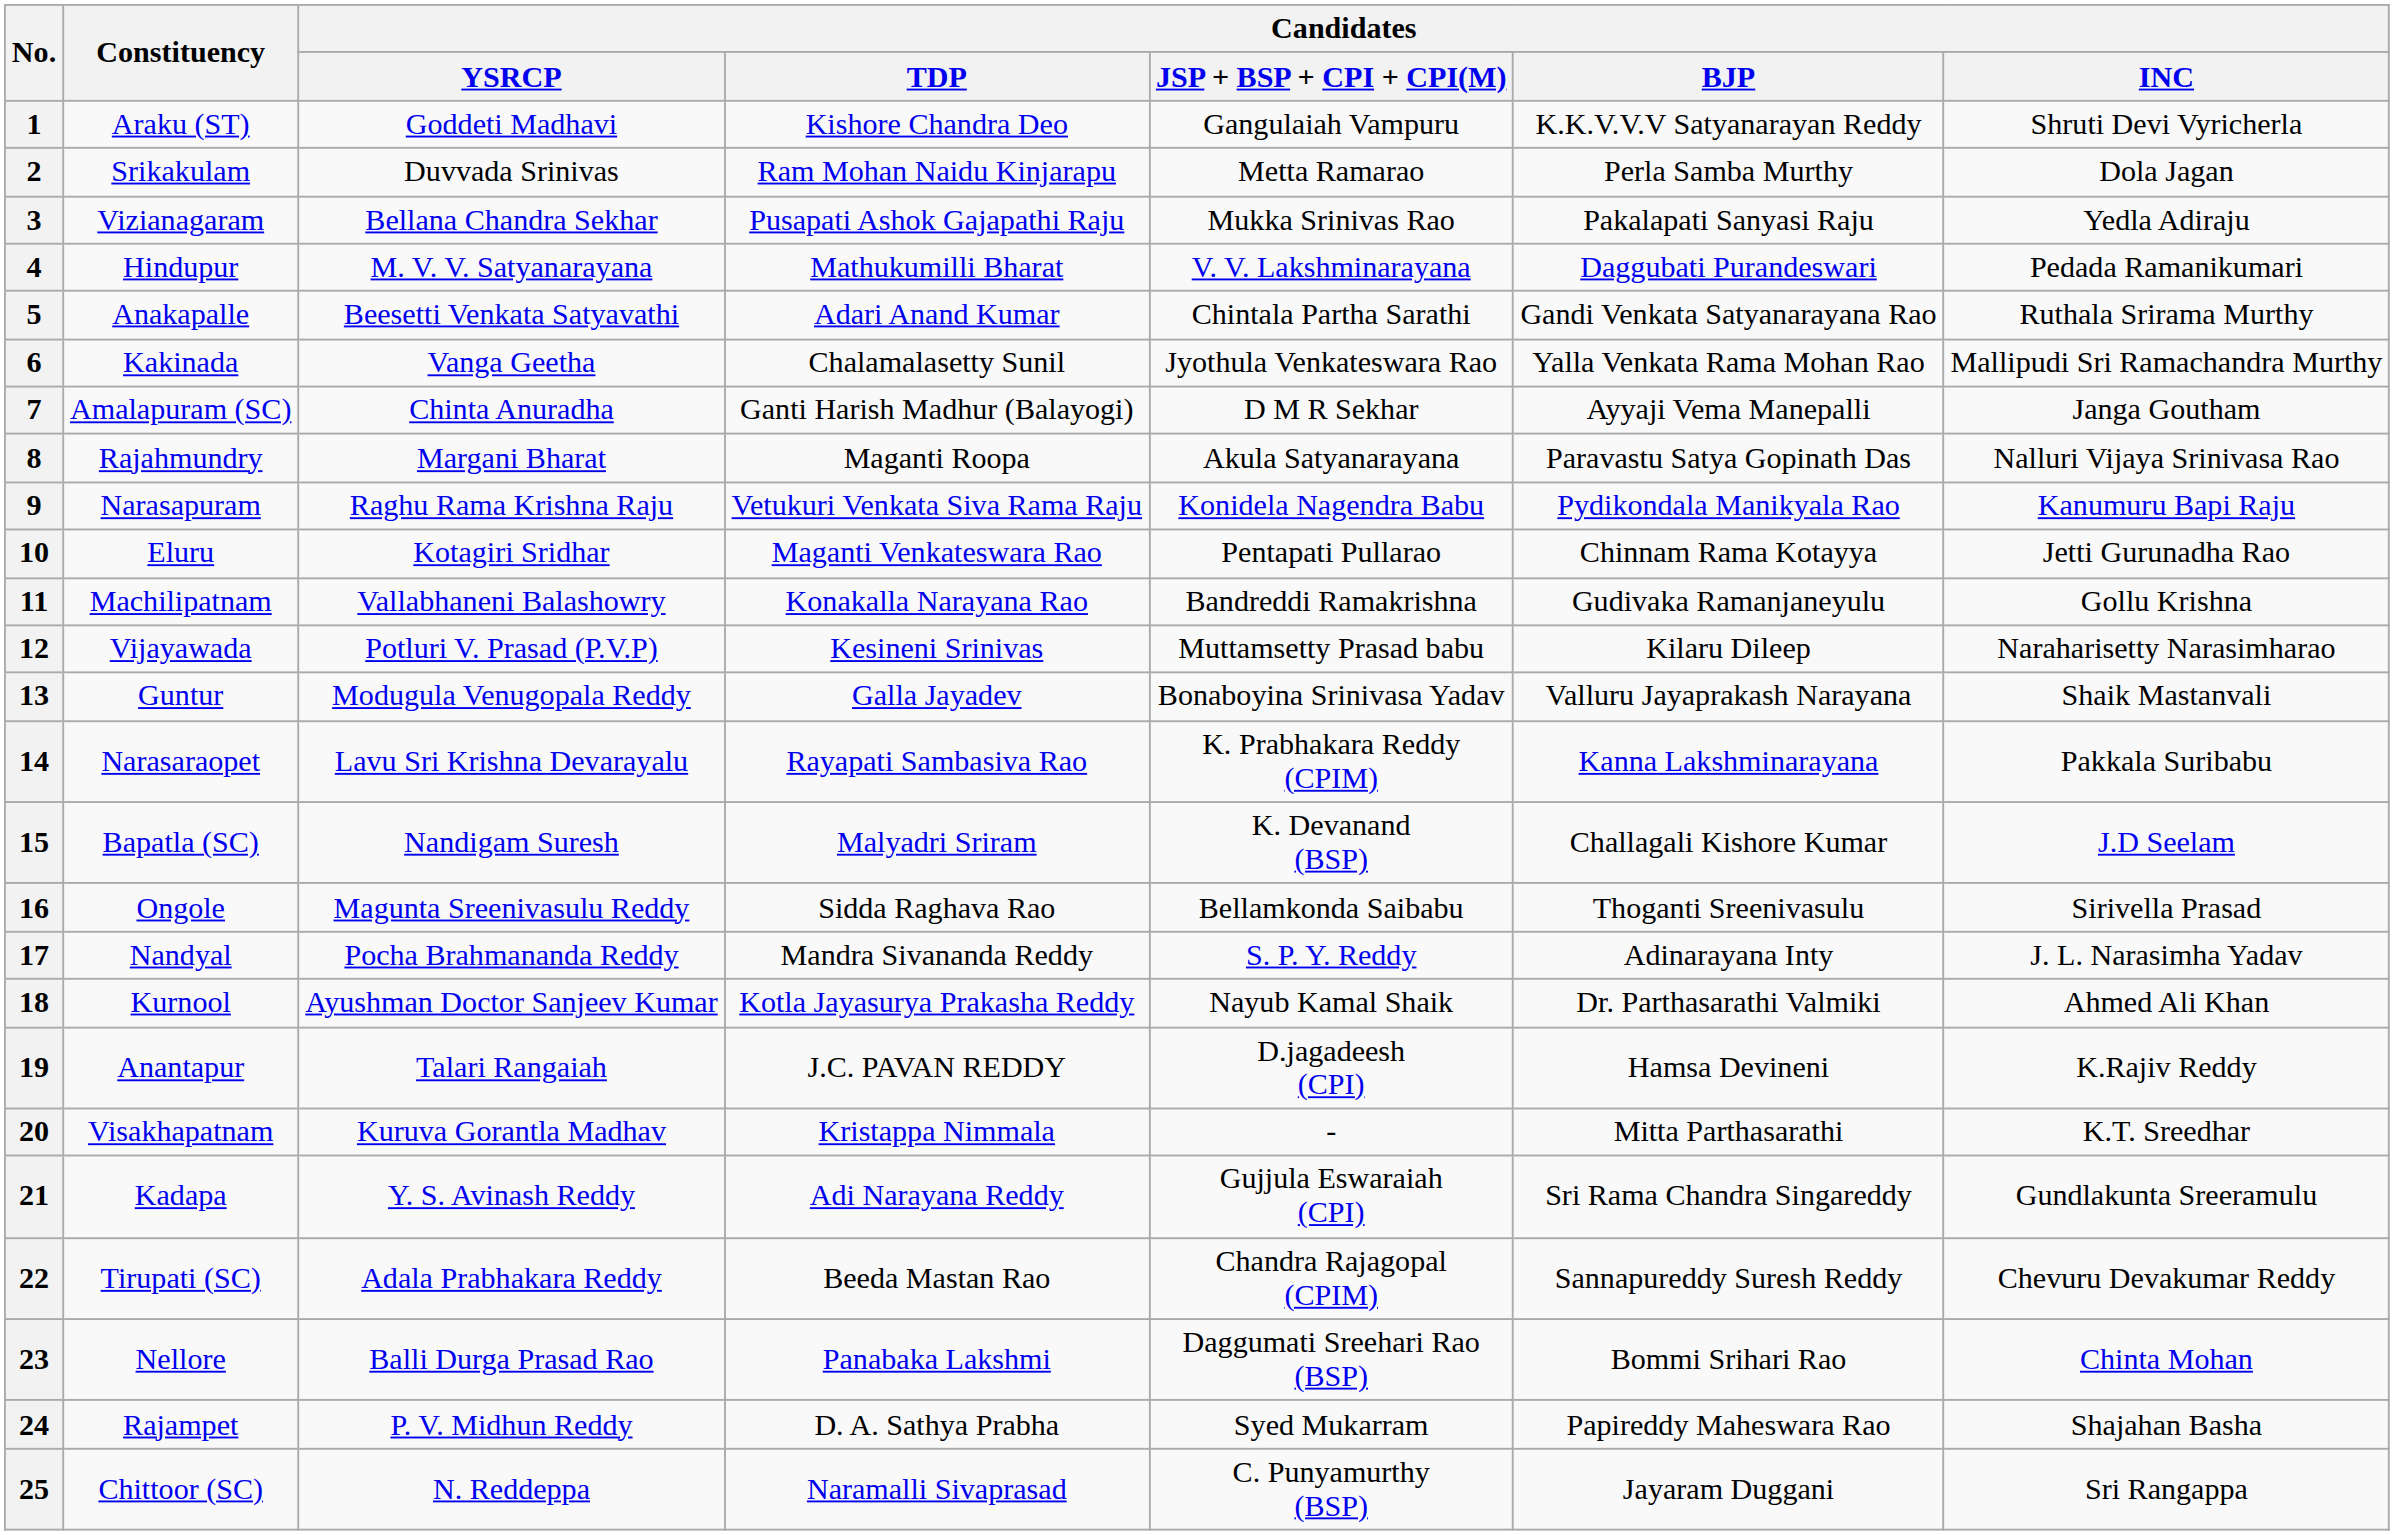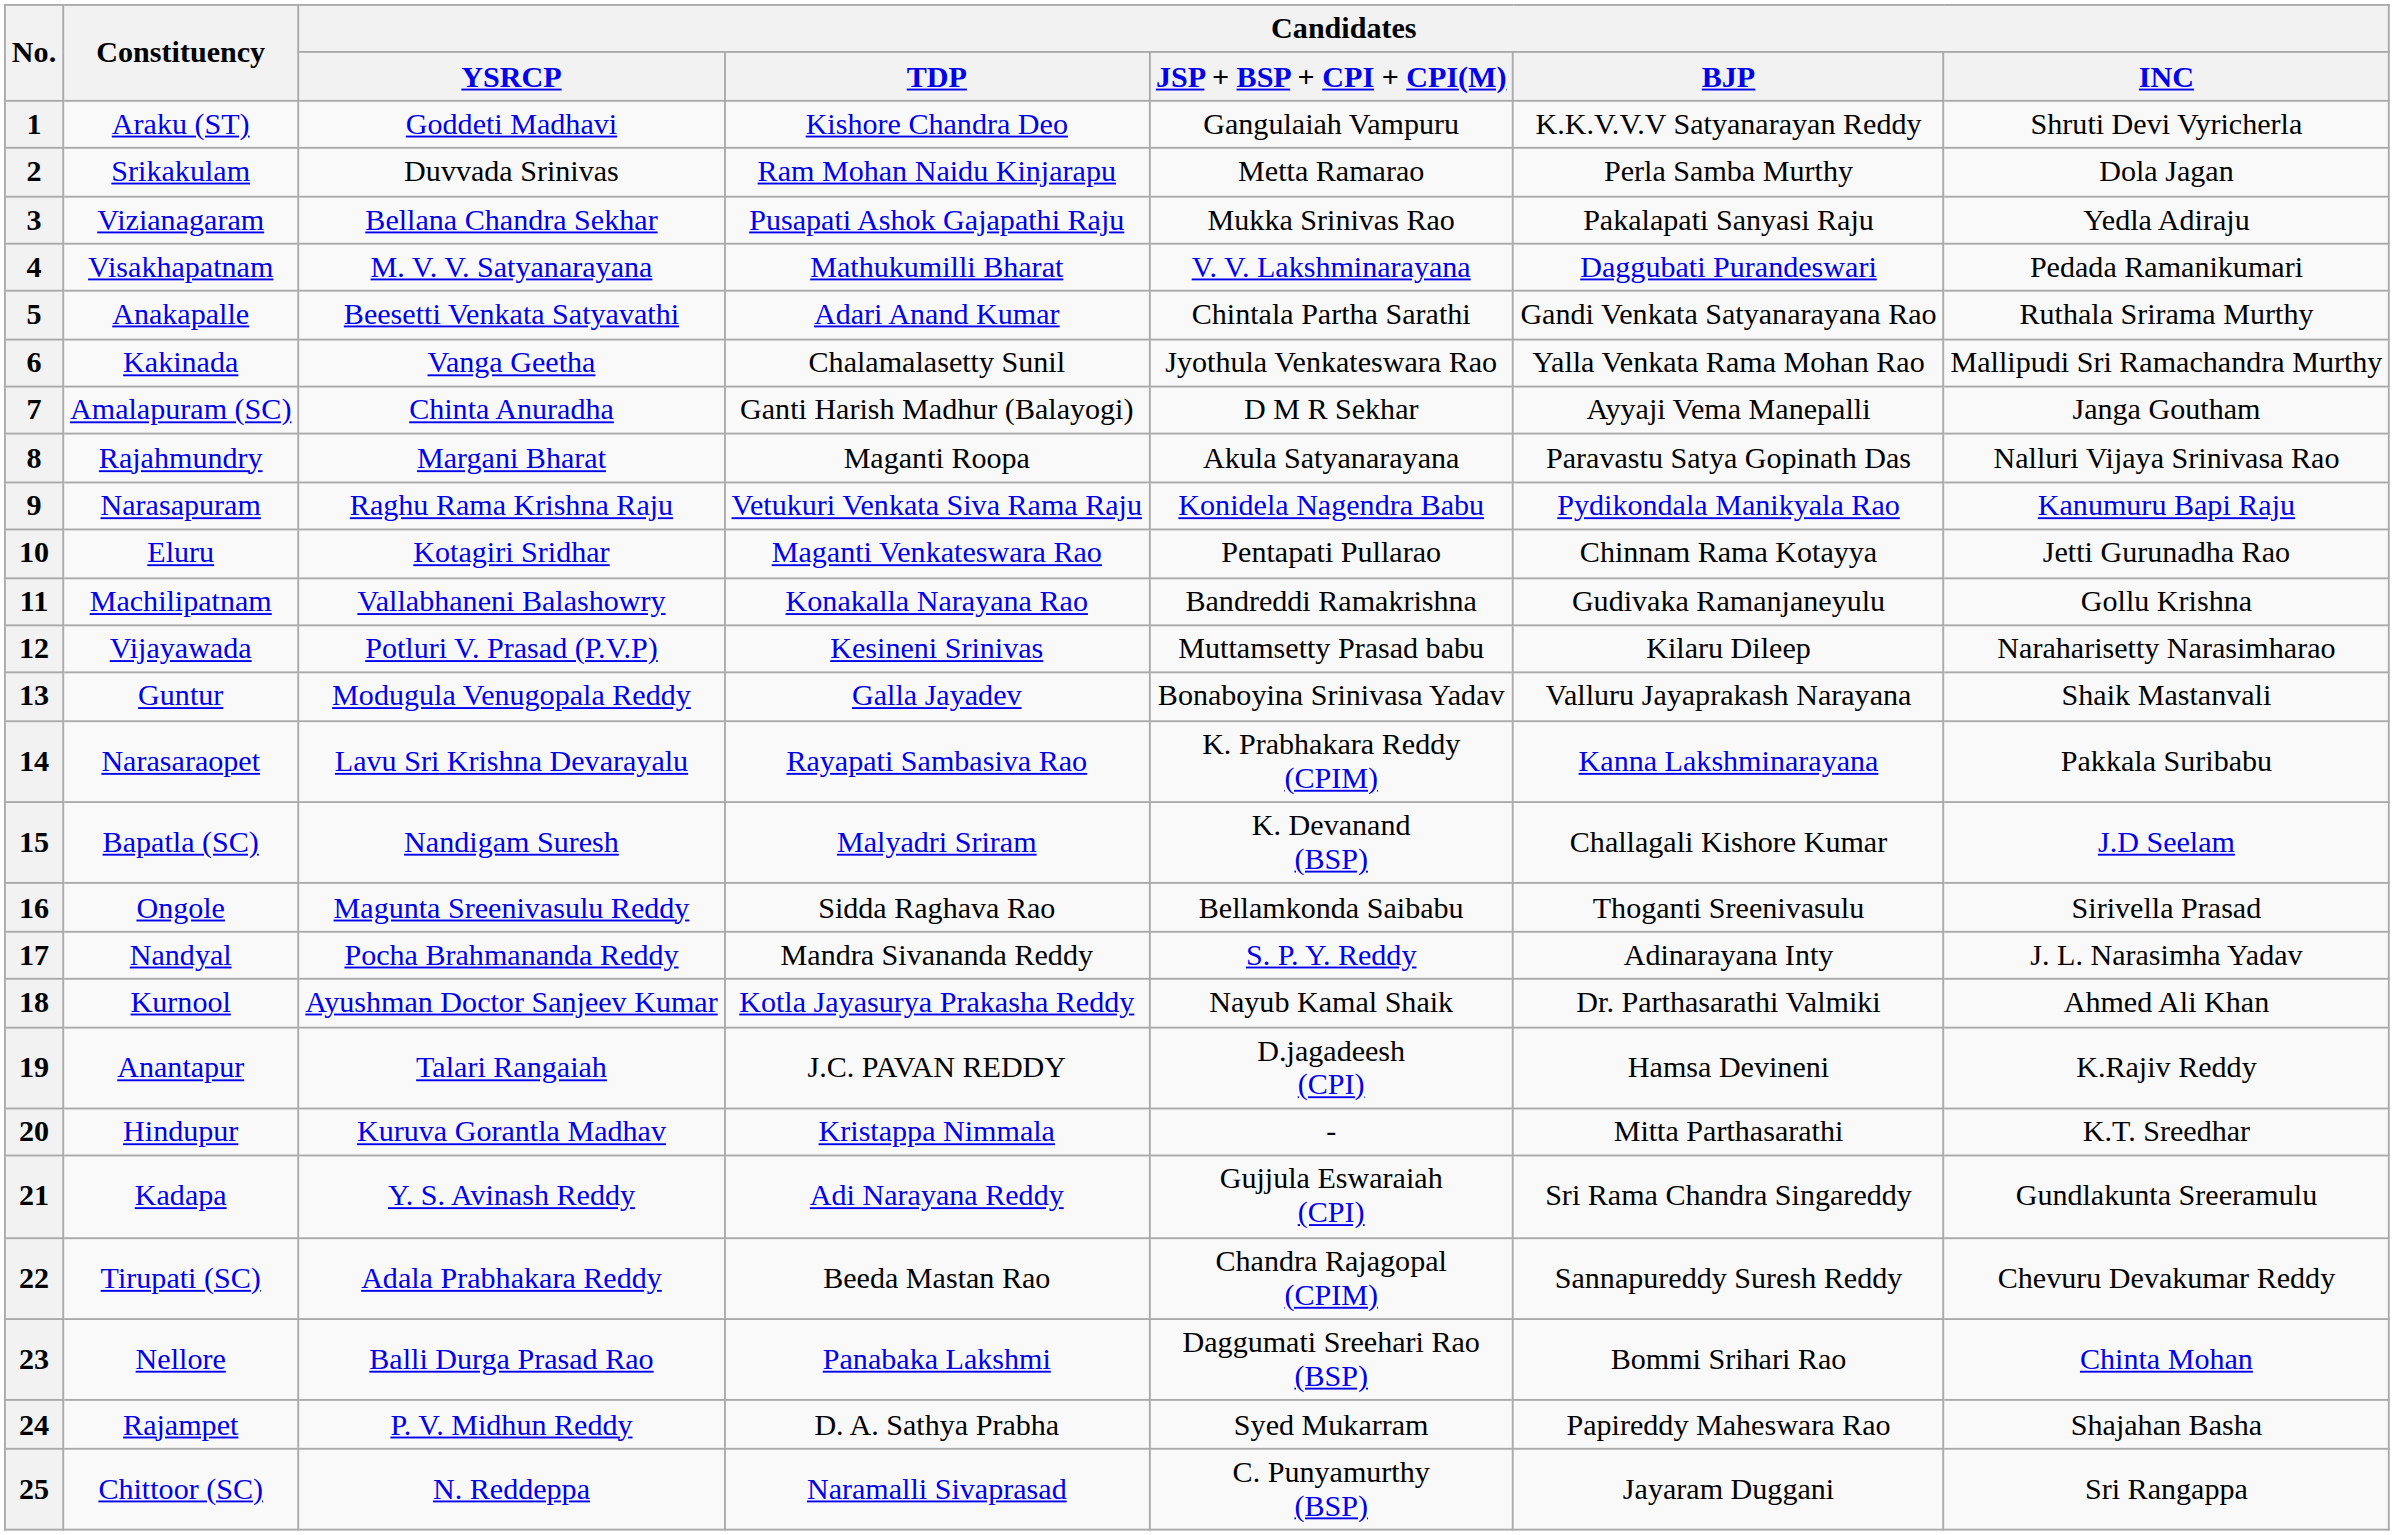(181, 266) Hindupur -> (181, 266) Visakhapatnam
(181, 1131) Visakhapatnam -> (181, 1131) Hindupur
